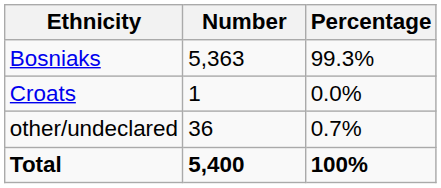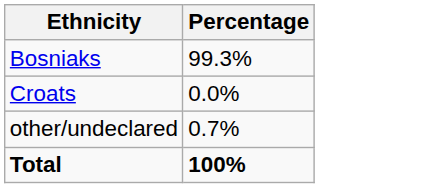- column: (244, 22)
